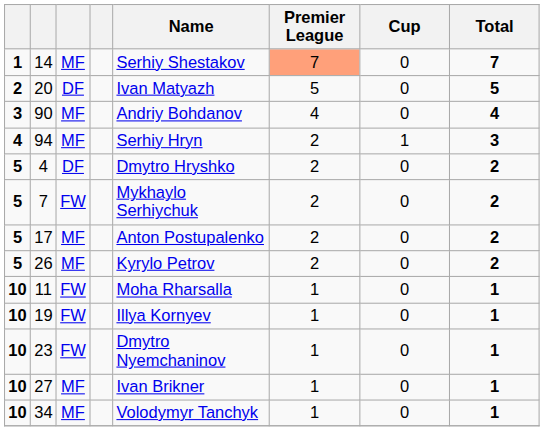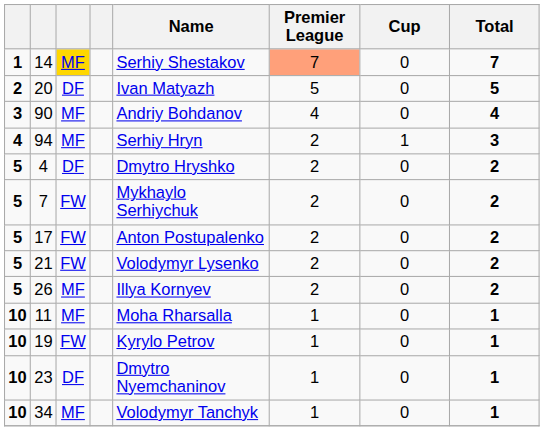(73, 62) no background -> (73, 62) gold background
(73, 237) MF -> (73, 237) FW
+ row: (43, 263)
(165, 263) Kyrylo Petrov -> (164, 289) Illya Kornyev
(73, 289) FW -> (73, 316) MF
(164, 316) Illya Kornyev -> (165, 342) Kyrylo Petrov
(73, 351) FW -> (73, 377) DF
- row: (43, 386)
